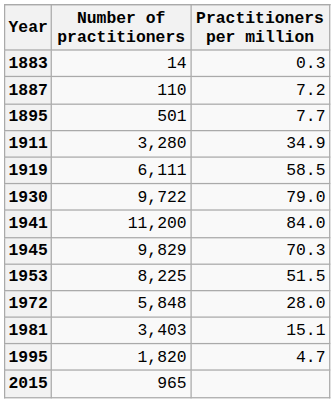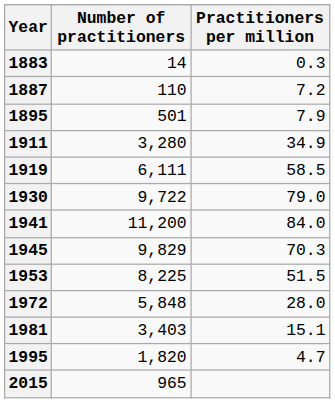(311, 117) 7.7 -> (311, 117) 7.9
